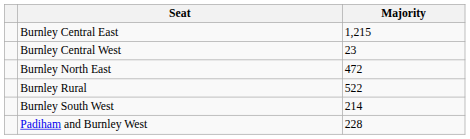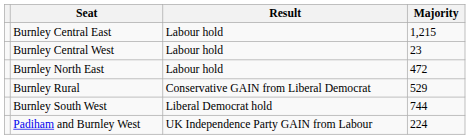+ column: (285, 13)
(354, 87) 522 -> (419, 87) 529
(354, 106) 214 -> (419, 106) 744
(354, 124) 228 -> (419, 124) 224
